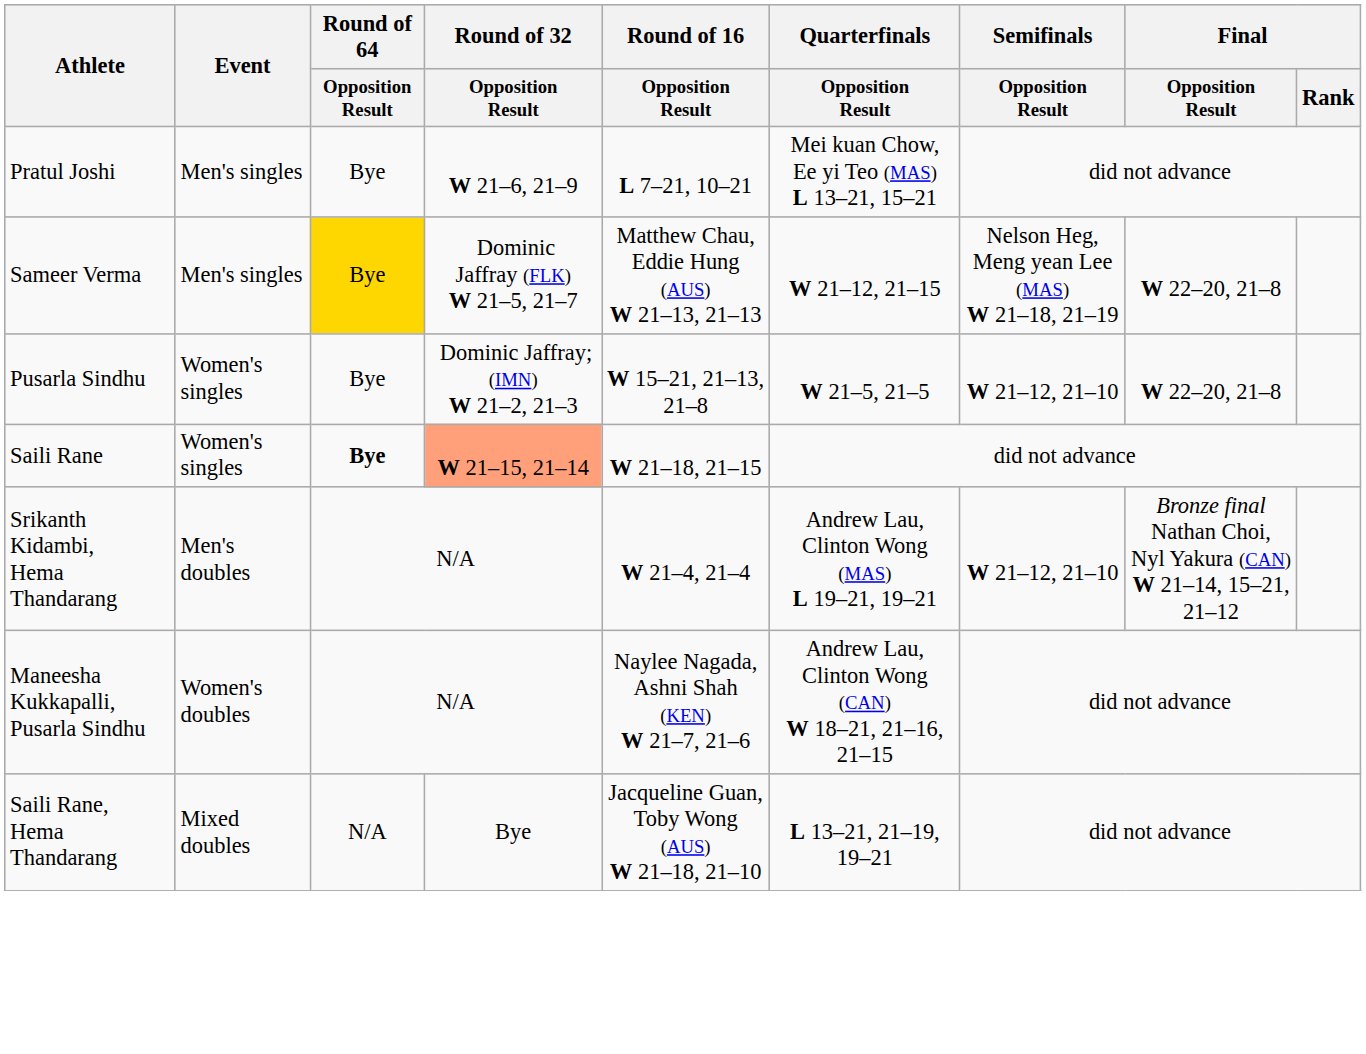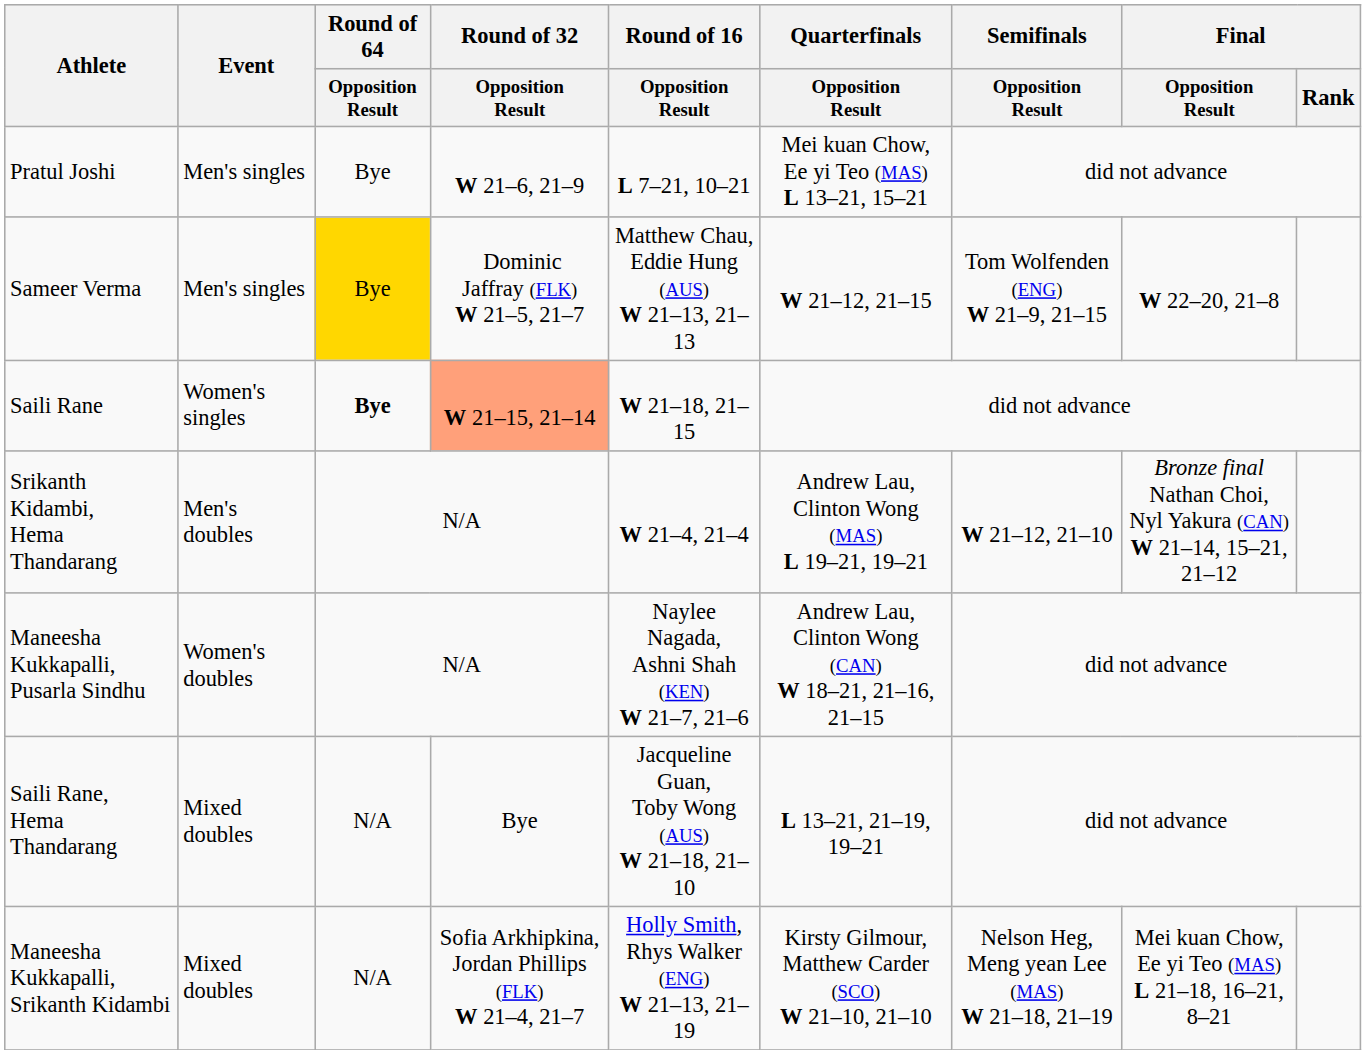(1043, 275) Nelson Heg, Meng yean Lee (MAS) W 21–18, 21–19 -> (1037, 288) Tom Wolfenden (ENG) W 21–9, 21–15
- row: (78, 378)
+ row: (90, 977)
